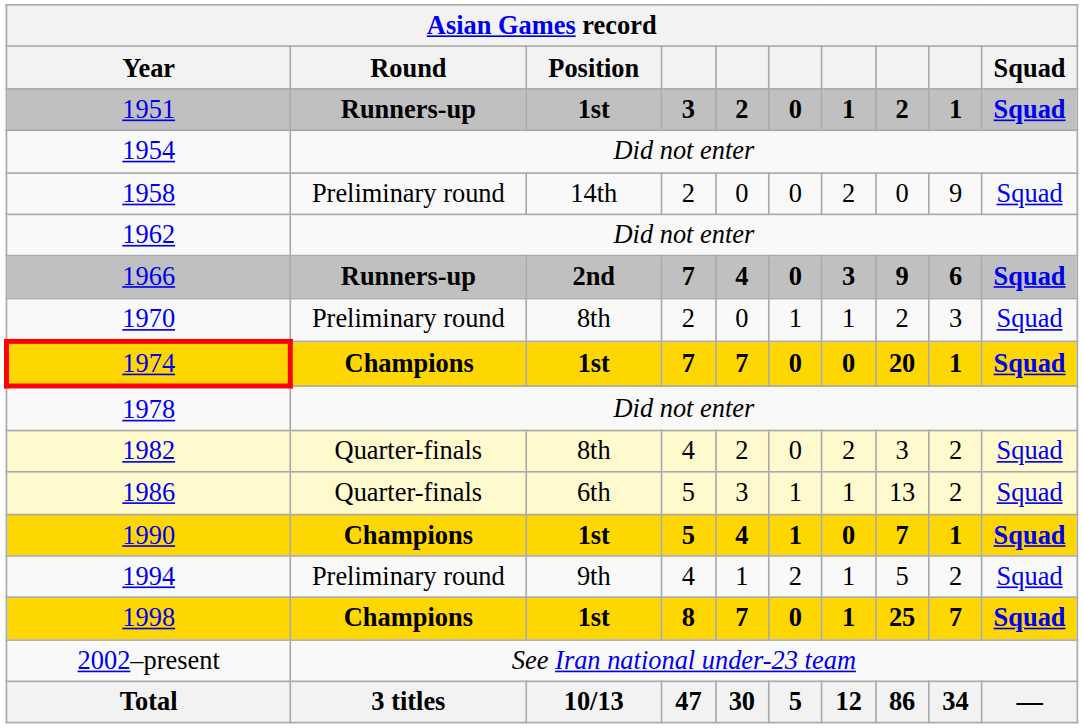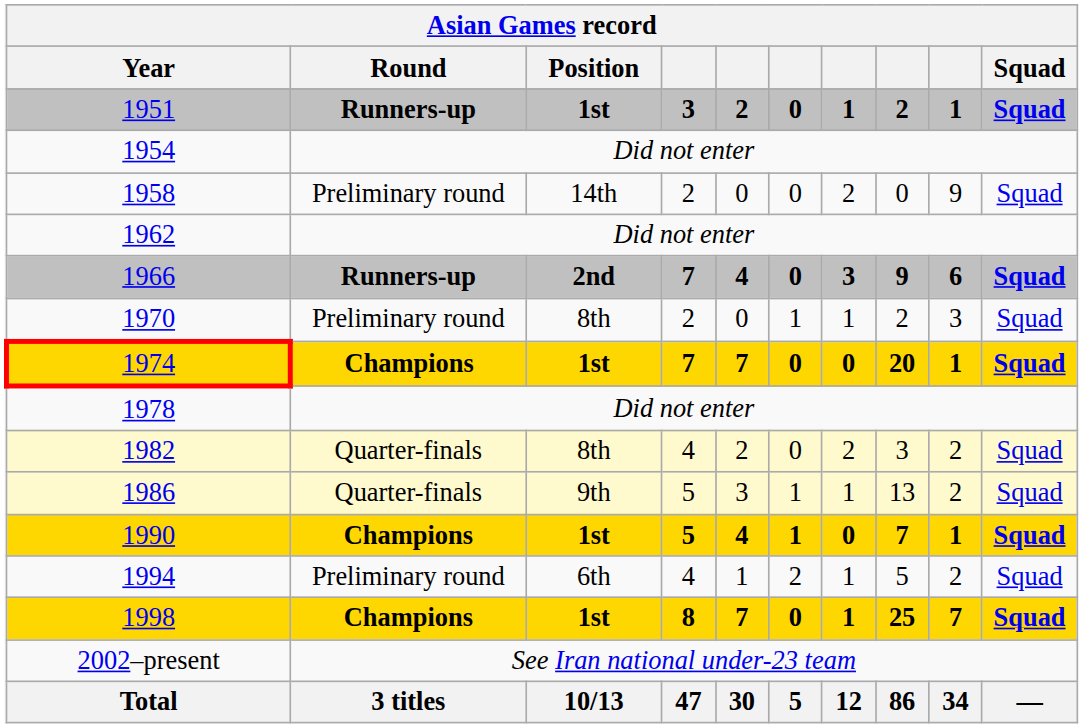(594, 492) 6th -> (594, 492) 9th
(594, 576) 9th -> (594, 576) 6th
